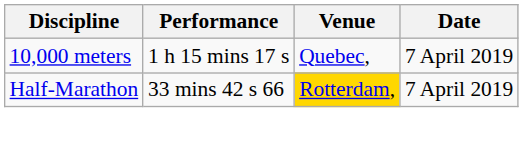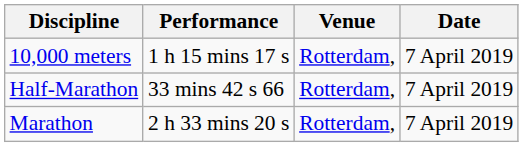(335, 55) Quebec, -> (347, 55) Rotterdam,
(347, 89) gold background -> (347, 89) no background
+ row: (51, 123)
